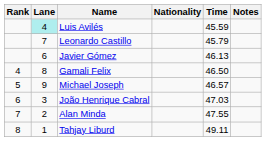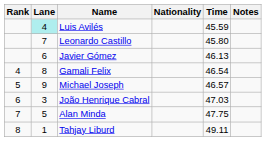(217, 41) 45.79 -> (217, 41) 45.80
(217, 71) 46.50 -> (217, 71) 46.54
(44, 115) 2 -> (44, 115) 5
(217, 115) 47.55 -> (217, 115) 47.75
